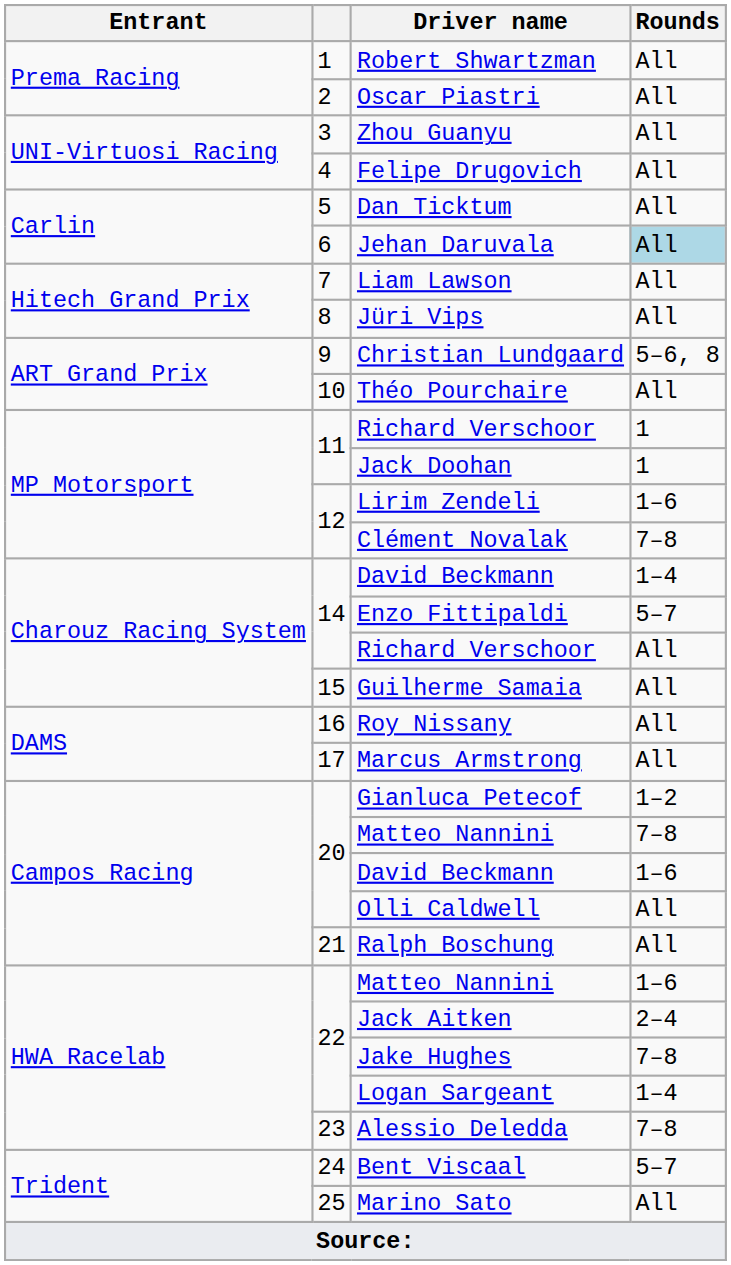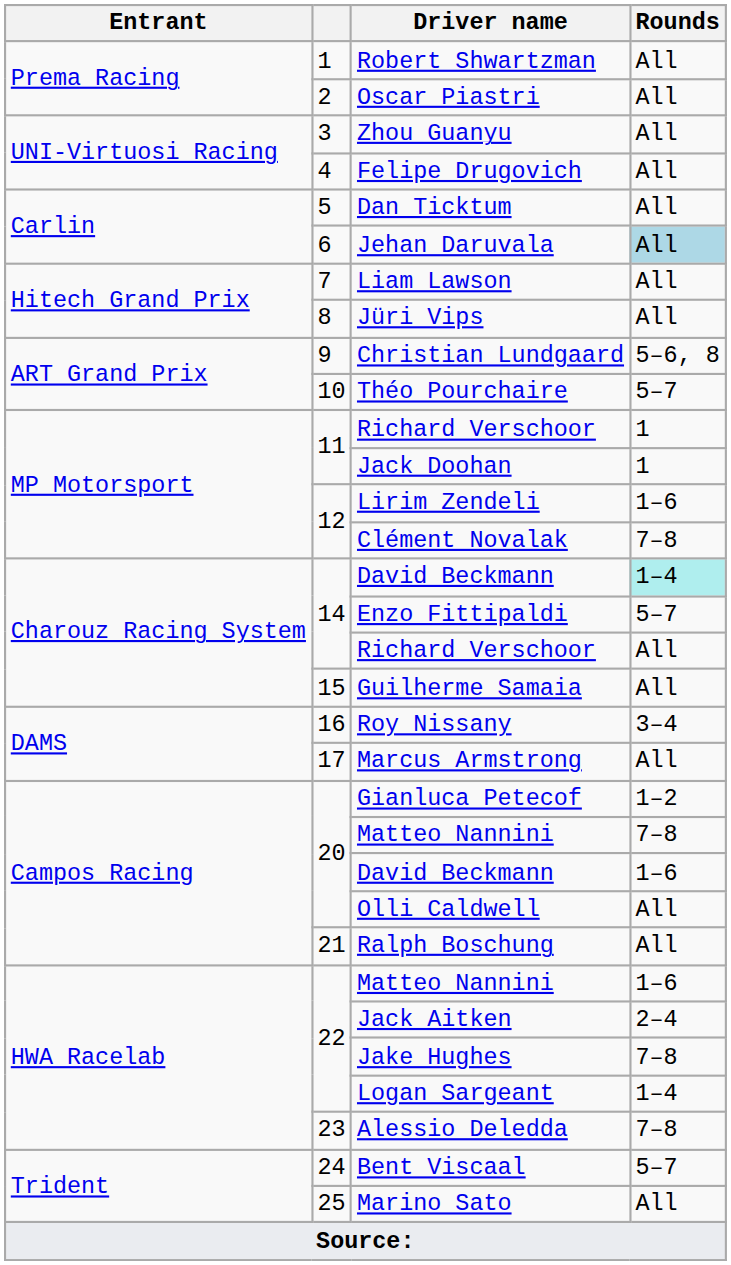(657, 393) All -> (657, 393) 5–7
(657, 577) no background -> (657, 577) paleturquoise background
(657, 725) All -> (657, 725) 3–4
